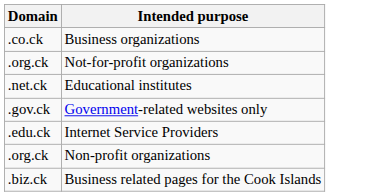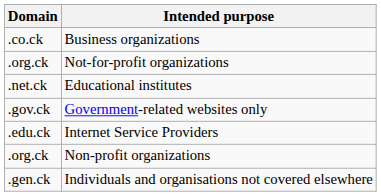+ row: (219, 179)
- row: (193, 179)
